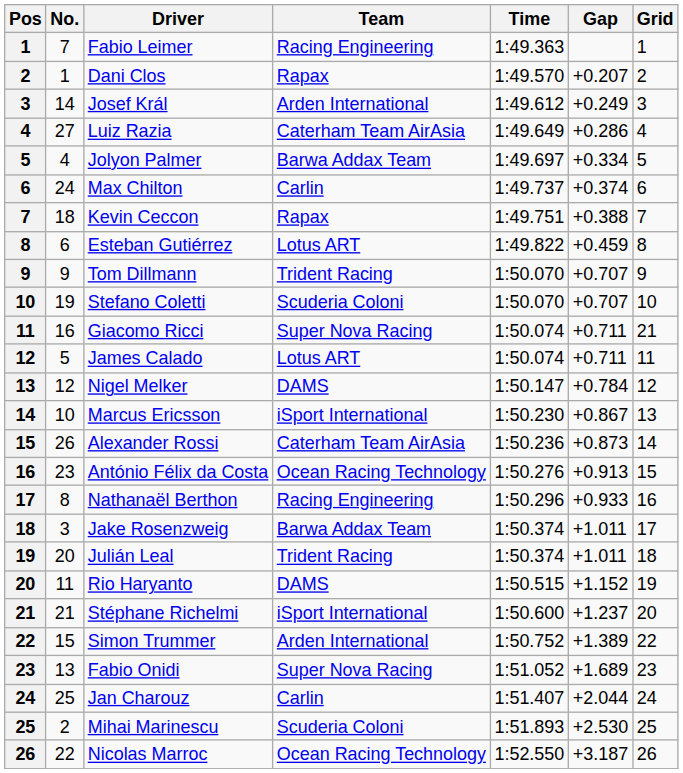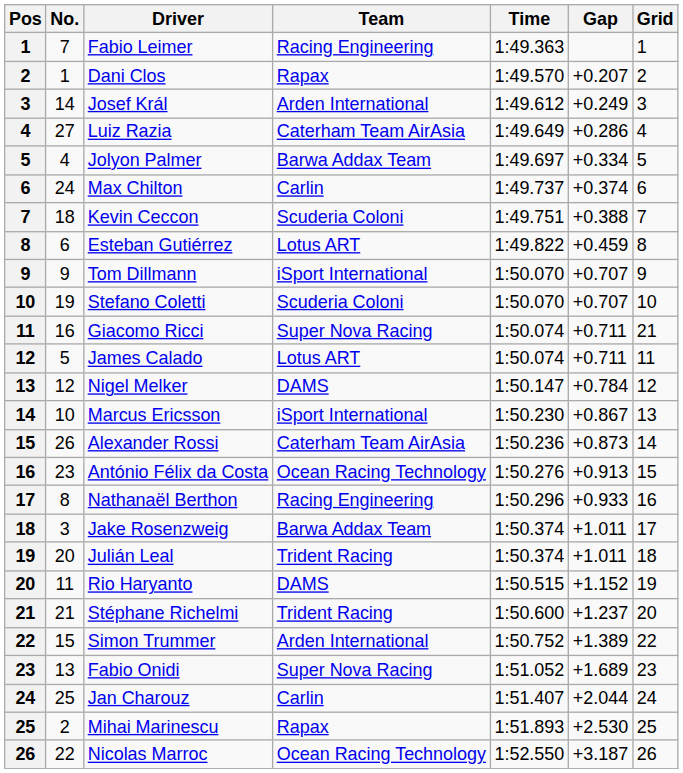(303, 216) Rapax -> (340, 216) Scuderia Coloni
(335, 273) Trident Racing -> (352, 273) iSport International
(352, 613) iSport International -> (335, 613) Trident Racing
(340, 726) Scuderia Coloni -> (303, 726) Rapax
